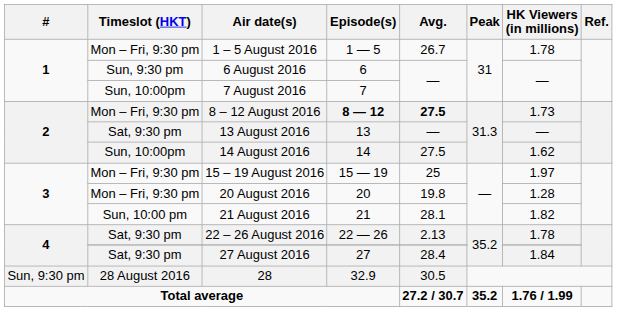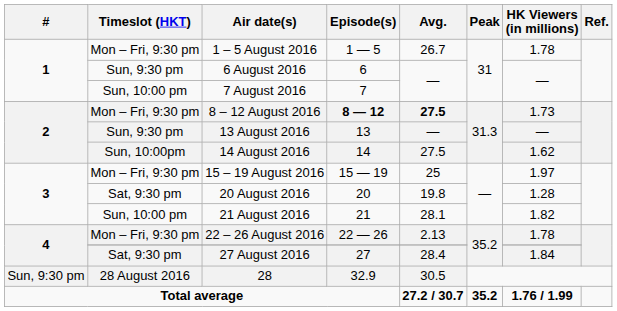(145, 91) Sun, 10:00pm -> (145, 91) Sun, 10:00 pm
(145, 132) Sat, 9:30 pm -> (145, 132) Sun, 9:30 pm
(145, 193) Mon – Fri, 9:30 pm -> (145, 193) Sat, 9:30 pm
(145, 234) Sat, 9:30 pm -> (145, 234) Mon – Fri, 9:30 pm
